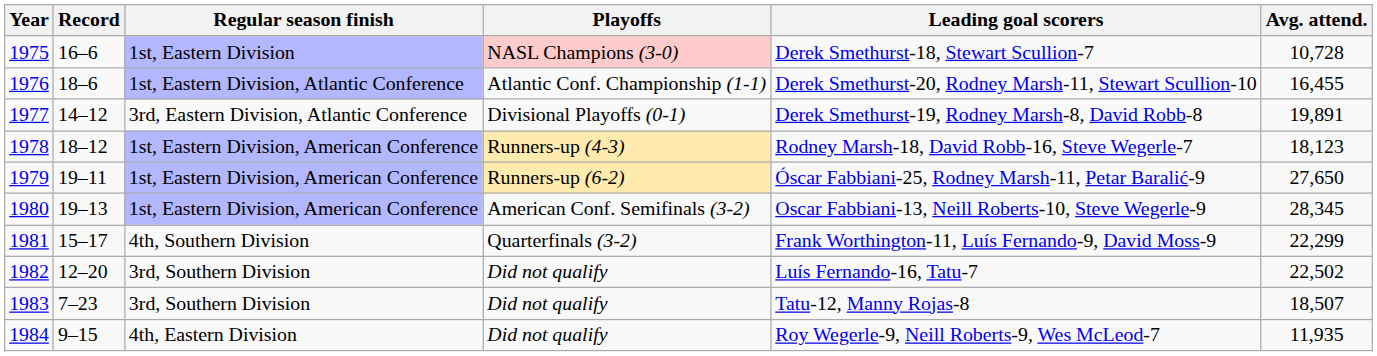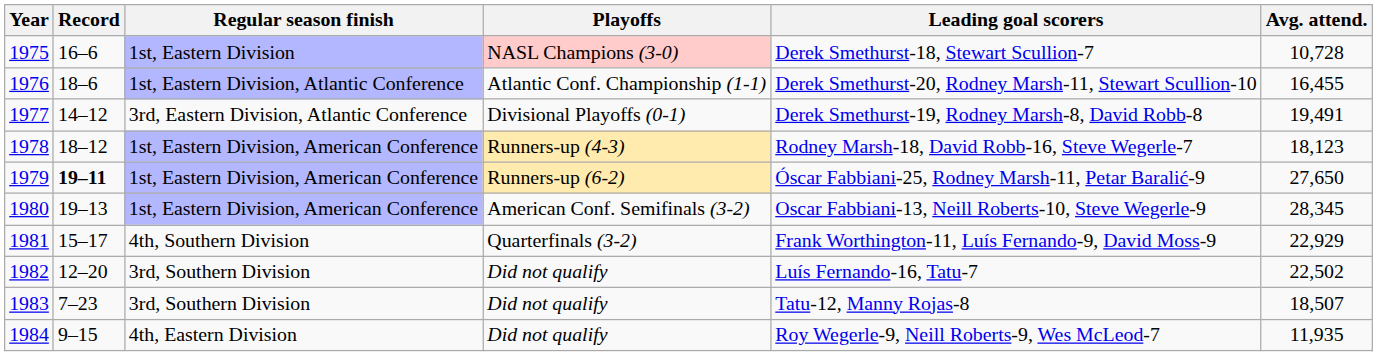(1317, 114) 19,891 -> (1317, 114) 19,491
(82, 177) normal -> (82, 177) bold
(1317, 240) 22,299 -> (1317, 240) 22,929
